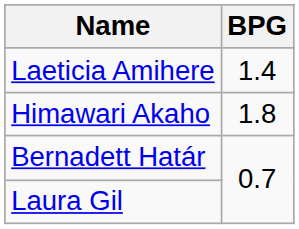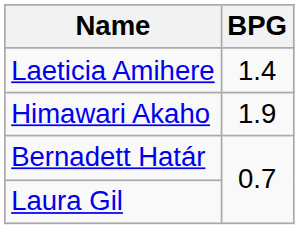(257, 113) 1.8 -> (257, 113) 1.9
